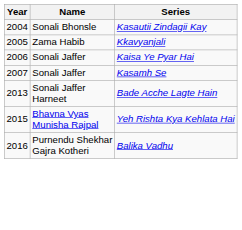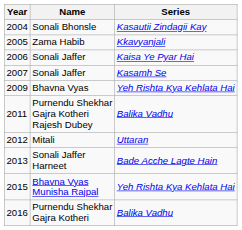+ row: (17, 88)
+ row: (17, 114)
+ row: (17, 140)
